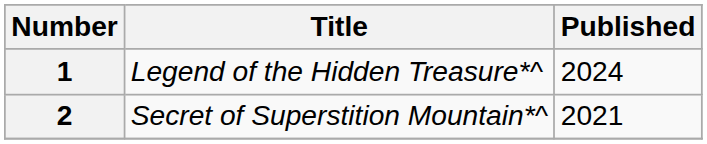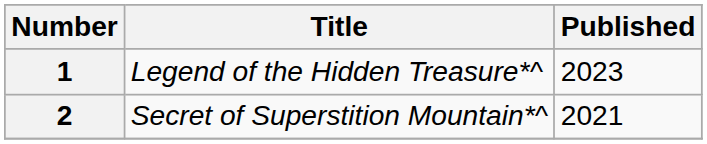(592, 71) 2024 -> (592, 71) 2023
